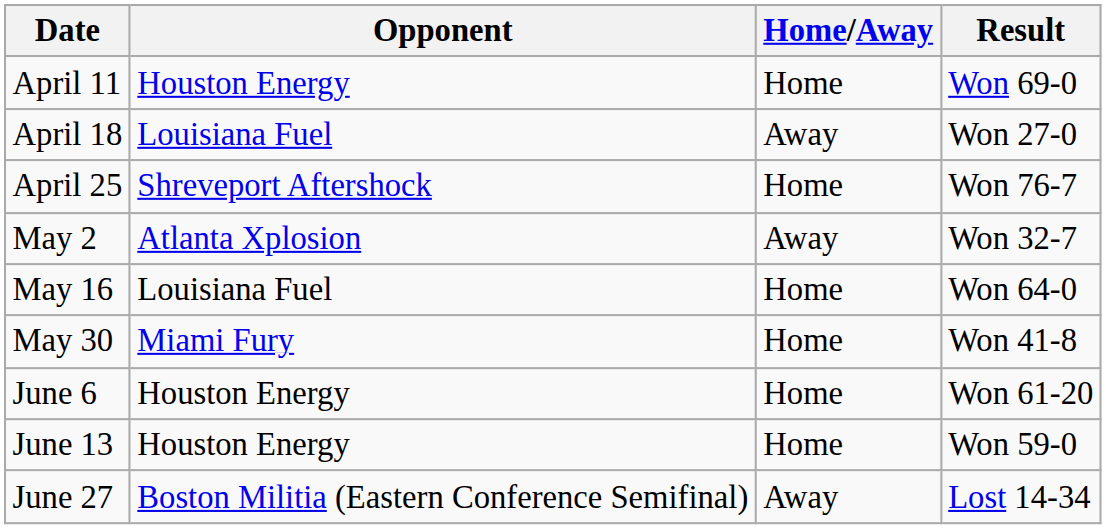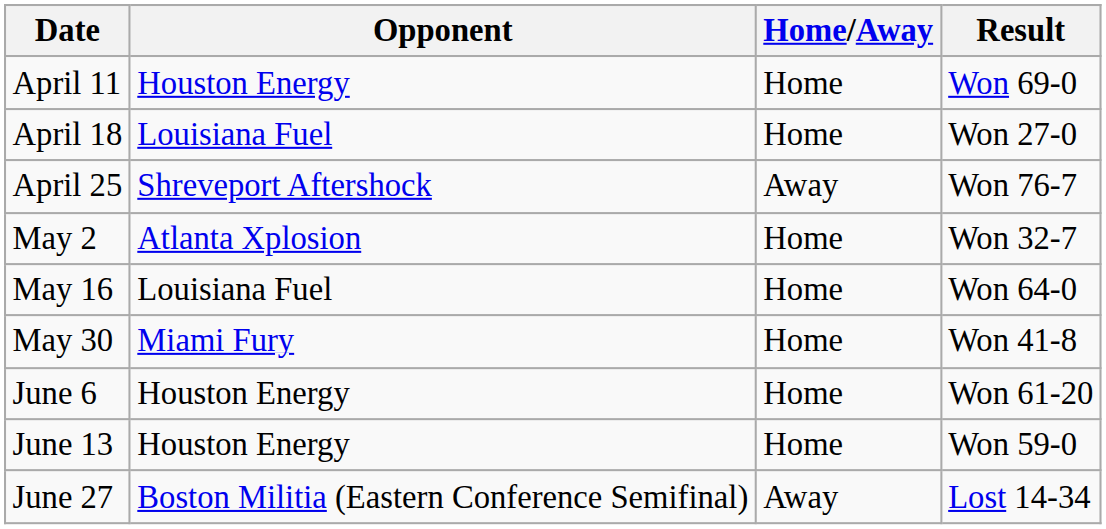(801, 133) Away -> (803, 133) Home
(803, 185) Home -> (801, 185) Away
(801, 237) Away -> (803, 237) Home
